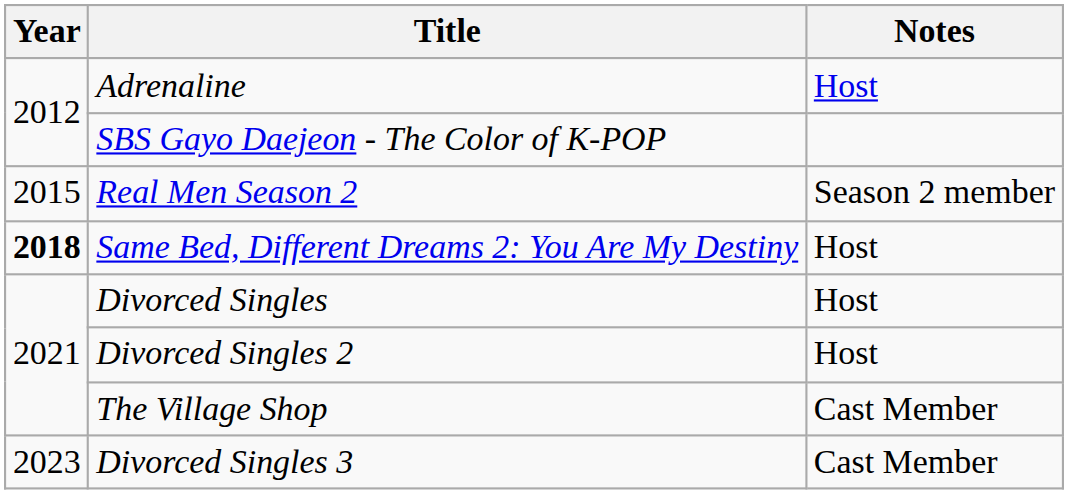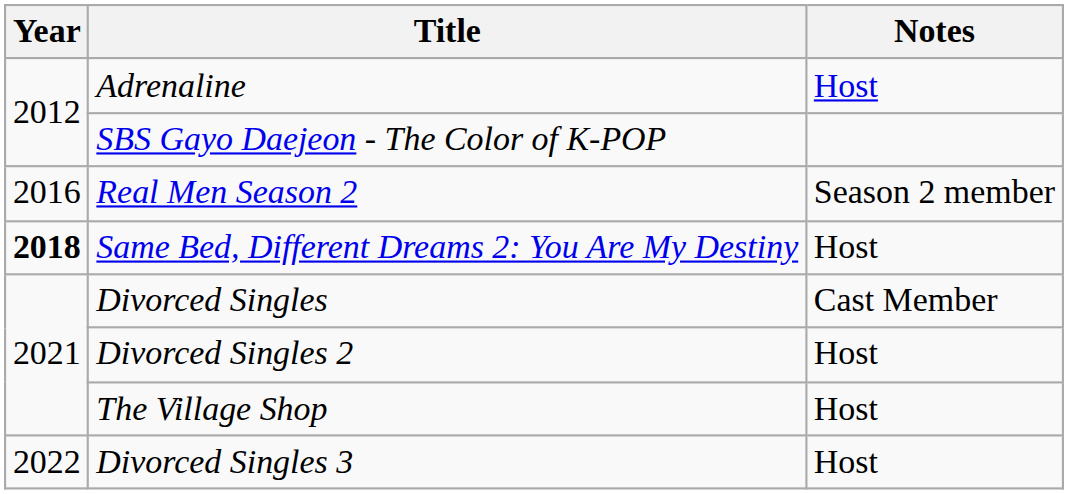(47, 192) 2015 -> (47, 192) 2016
(846, 300) Host -> (906, 300) Cast Member
(906, 407) Cast Member -> (846, 407) Host
(47, 461) 2023 -> (47, 461) 2022
(906, 461) Cast Member -> (846, 461) Host
